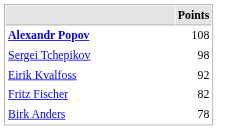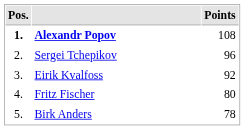+ column: (18, 15)
(203, 55) 98 -> (230, 55) 96
(203, 94) 82 -> (230, 94) 80
